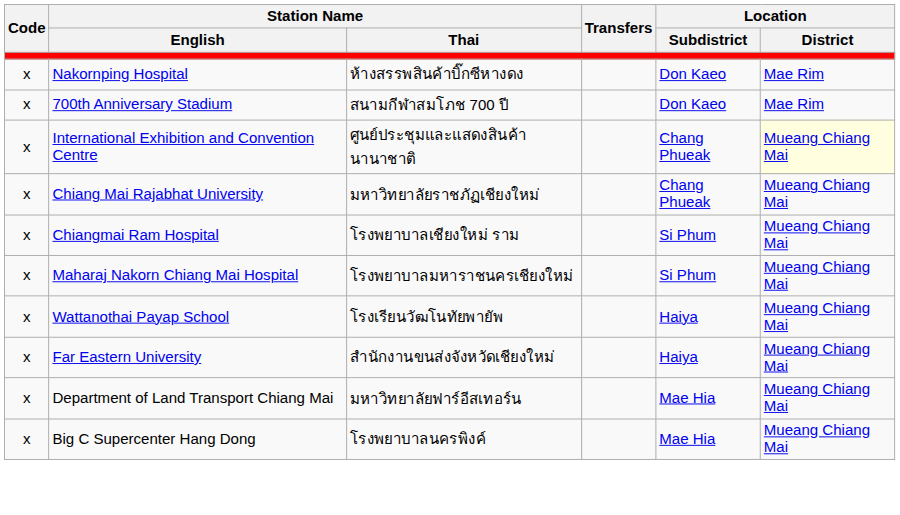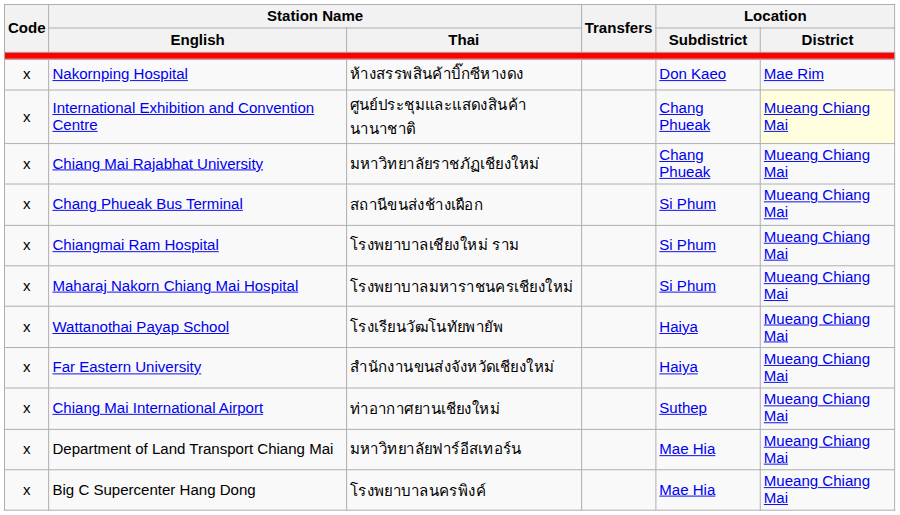- row: (142, 104)
+ row: (148, 204)
+ row: (158, 408)
